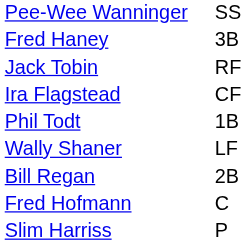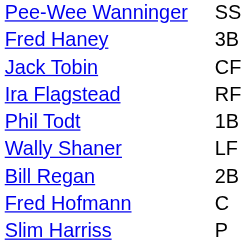(228, 67) RF -> (228, 67) CF
(228, 94) CF -> (228, 94) RF
